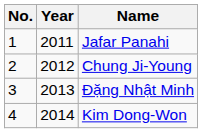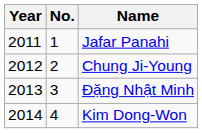columns swapped: (21, 16) <-> (57, 16)
